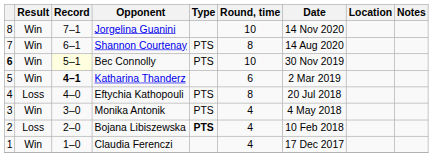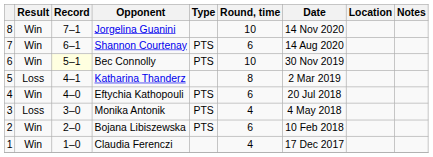(250, 45) 8 -> (250, 45) 6
(10, 62) bold -> (10, 62) normal
(33, 78) Win -> (33, 78) Loss
(72, 78) bold -> (72, 78) normal
(250, 78) 6 -> (250, 78) 8
(33, 95) Loss -> (33, 95) Win
(250, 95) 8 -> (250, 95) 6
(33, 111) Win -> (33, 111) Loss
(33, 128) Loss -> (33, 128) Win
(204, 128) bold -> (204, 128) normal
(250, 128) 4 -> (250, 128) 6
